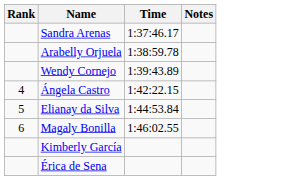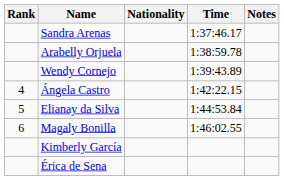+ column: (156, 14)
